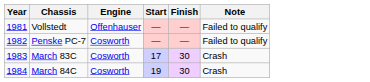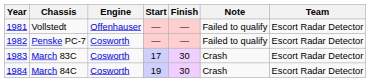+ column: (317, 12)
